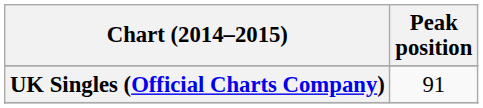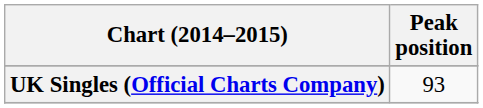(434, 84) 91 -> (434, 84) 93
